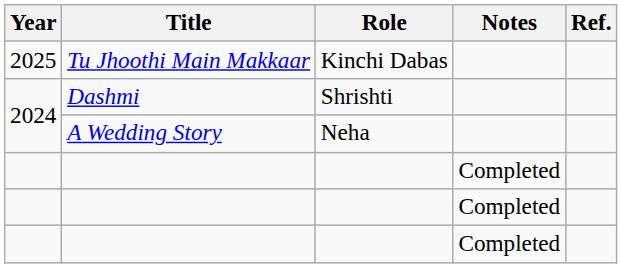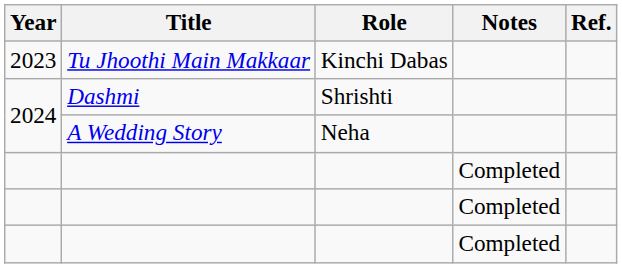(33, 59) 2025 -> (33, 59) 2023
